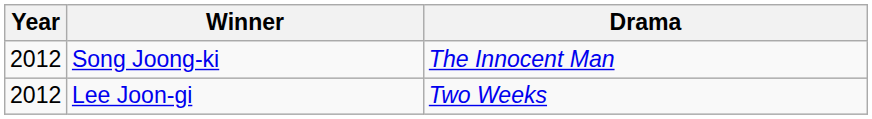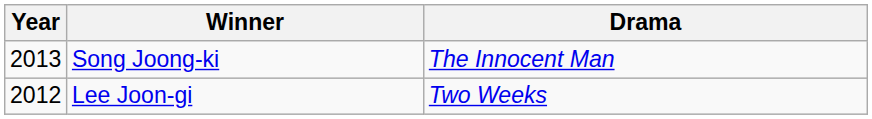(36, 59) 2012 -> (36, 59) 2013
